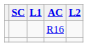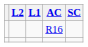columns swapped: (75, 12) <-> (18, 12)
